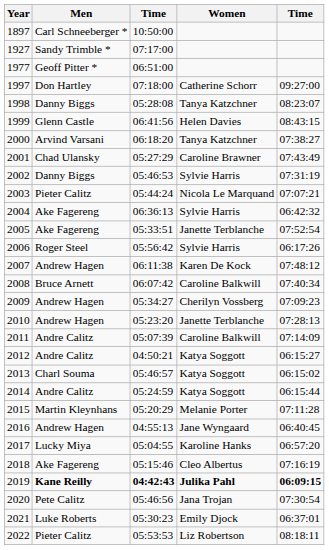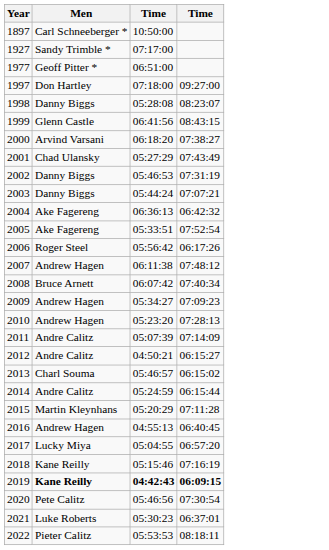- column: (227, 13)
(63, 193) Pieter Calitz -> (65, 193) Danny Biggs
(67, 463) Ake Fagereng -> (62, 463) Kane Reilly
